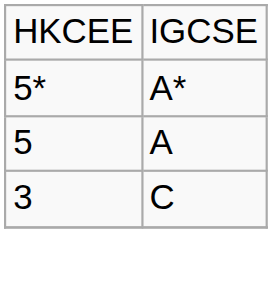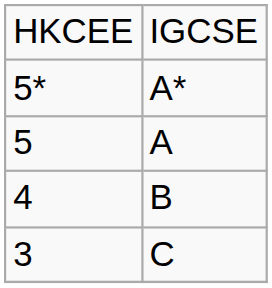+ row: (23, 198)
